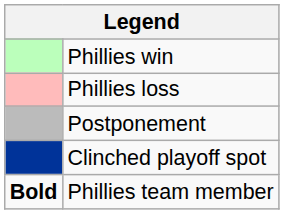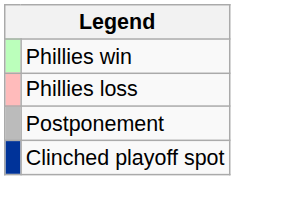- row: (171, 192)
